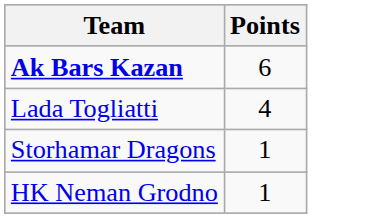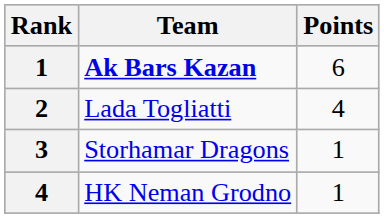+ column: (42, 25)
